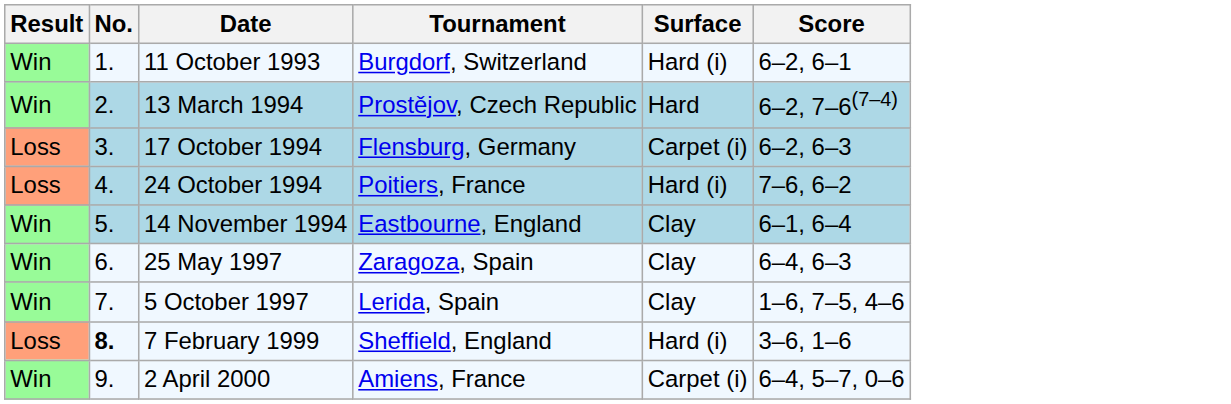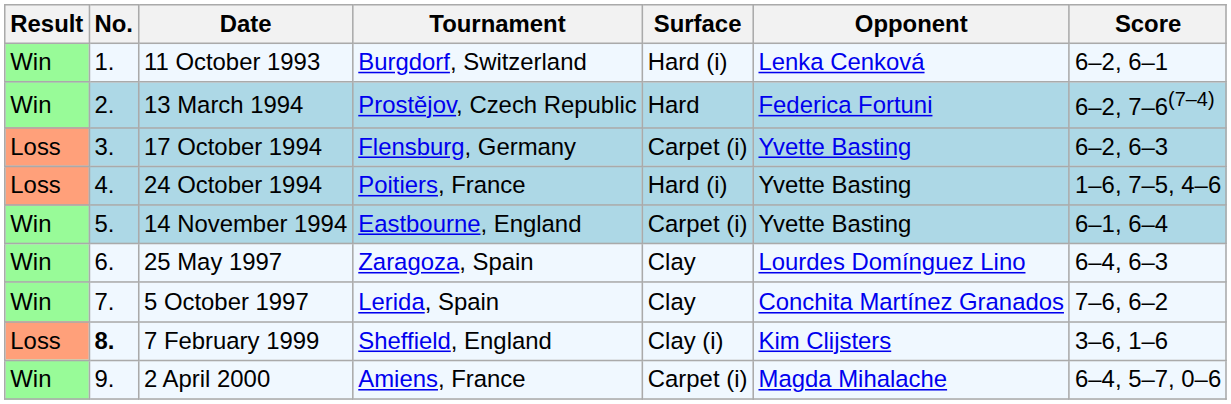+ column: (911, 23)
(805, 184) 7–6, 6–2 -> (1148, 184) 1–6, 7–5, 4–6
(672, 223) Clay -> (698, 223) Carpet (i)
(832, 301) 1–6, 7–5, 4–6 -> (1122, 301) 7–6, 6–2
(688, 340) Hard (i) -> (686, 340) Clay (i)
